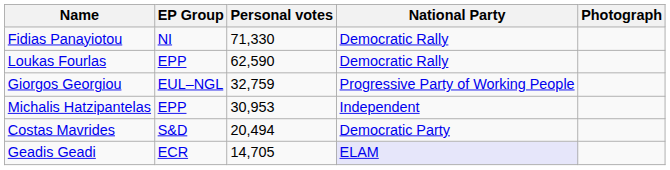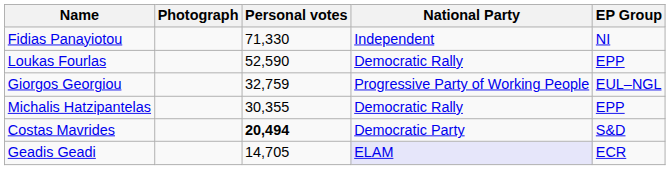columns swapped: (622, 15) <-> (191, 15)
(394, 38) Democratic Rally -> (394, 38) Independent
(252, 61) 62,590 -> (267, 61) 52,590
(252, 107) 30,953 -> (267, 107) 30,355
(380, 107) Independent -> (409, 107) Democratic Rally
(252, 130) normal -> (267, 130) bold
